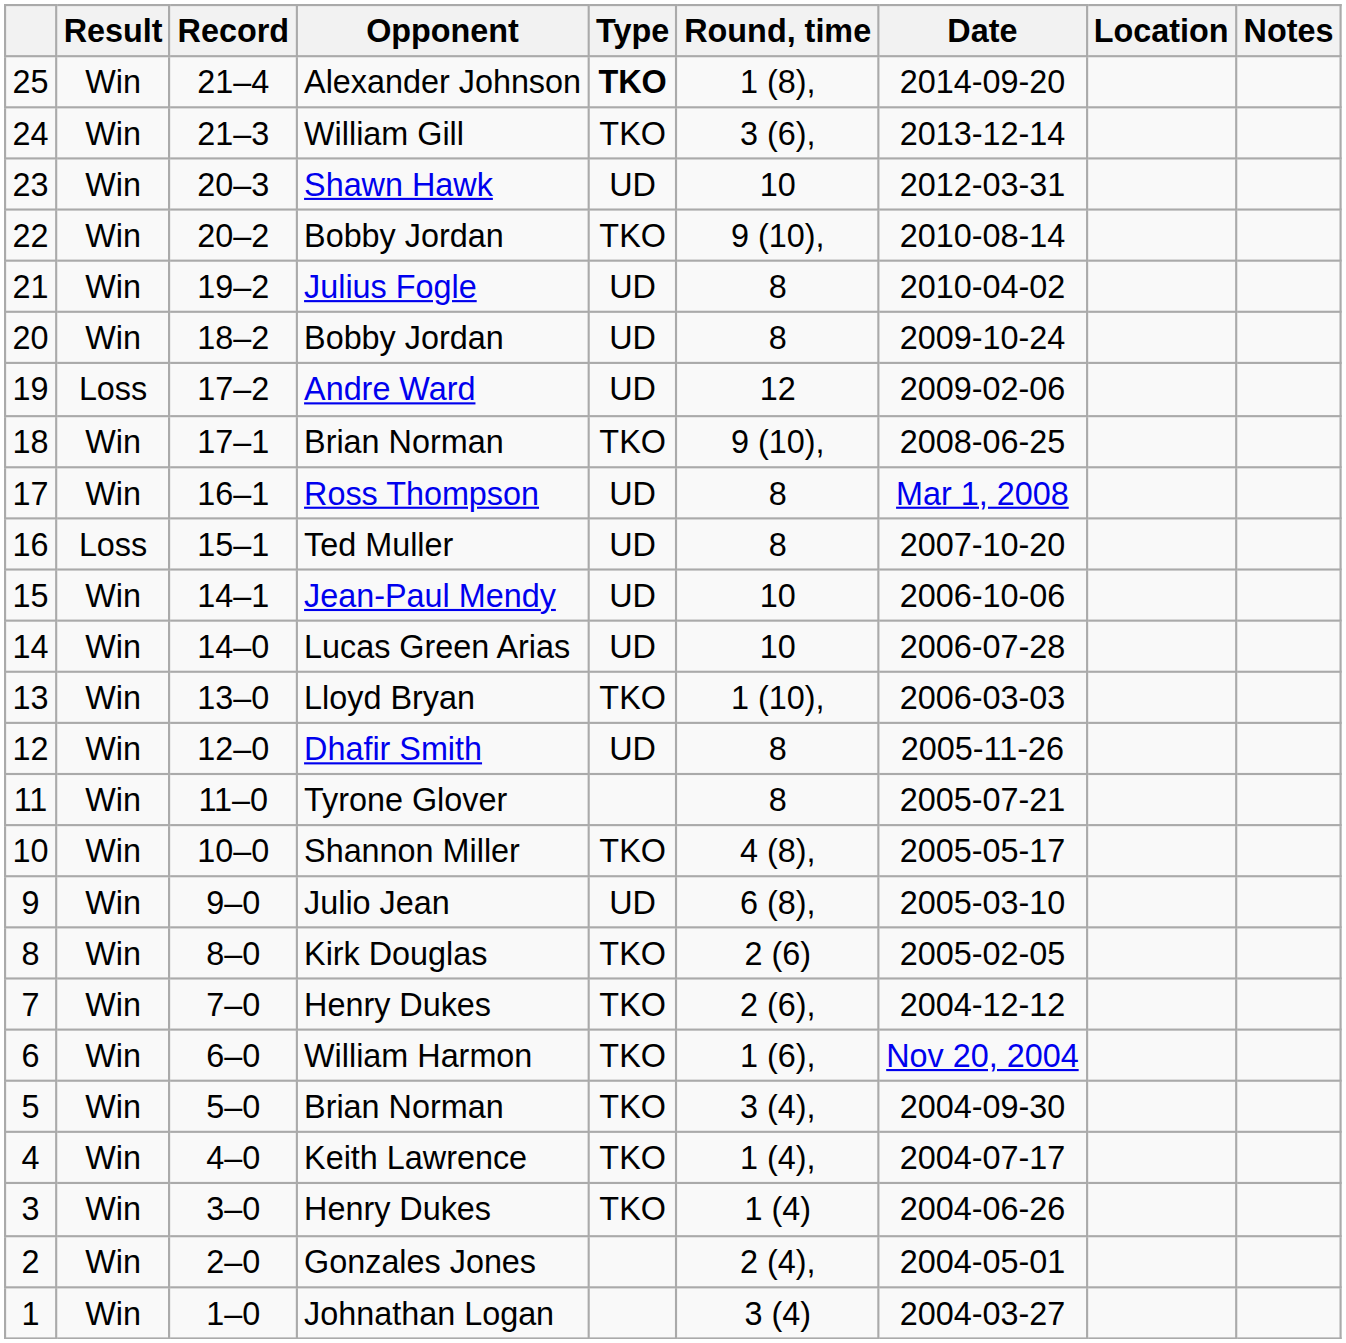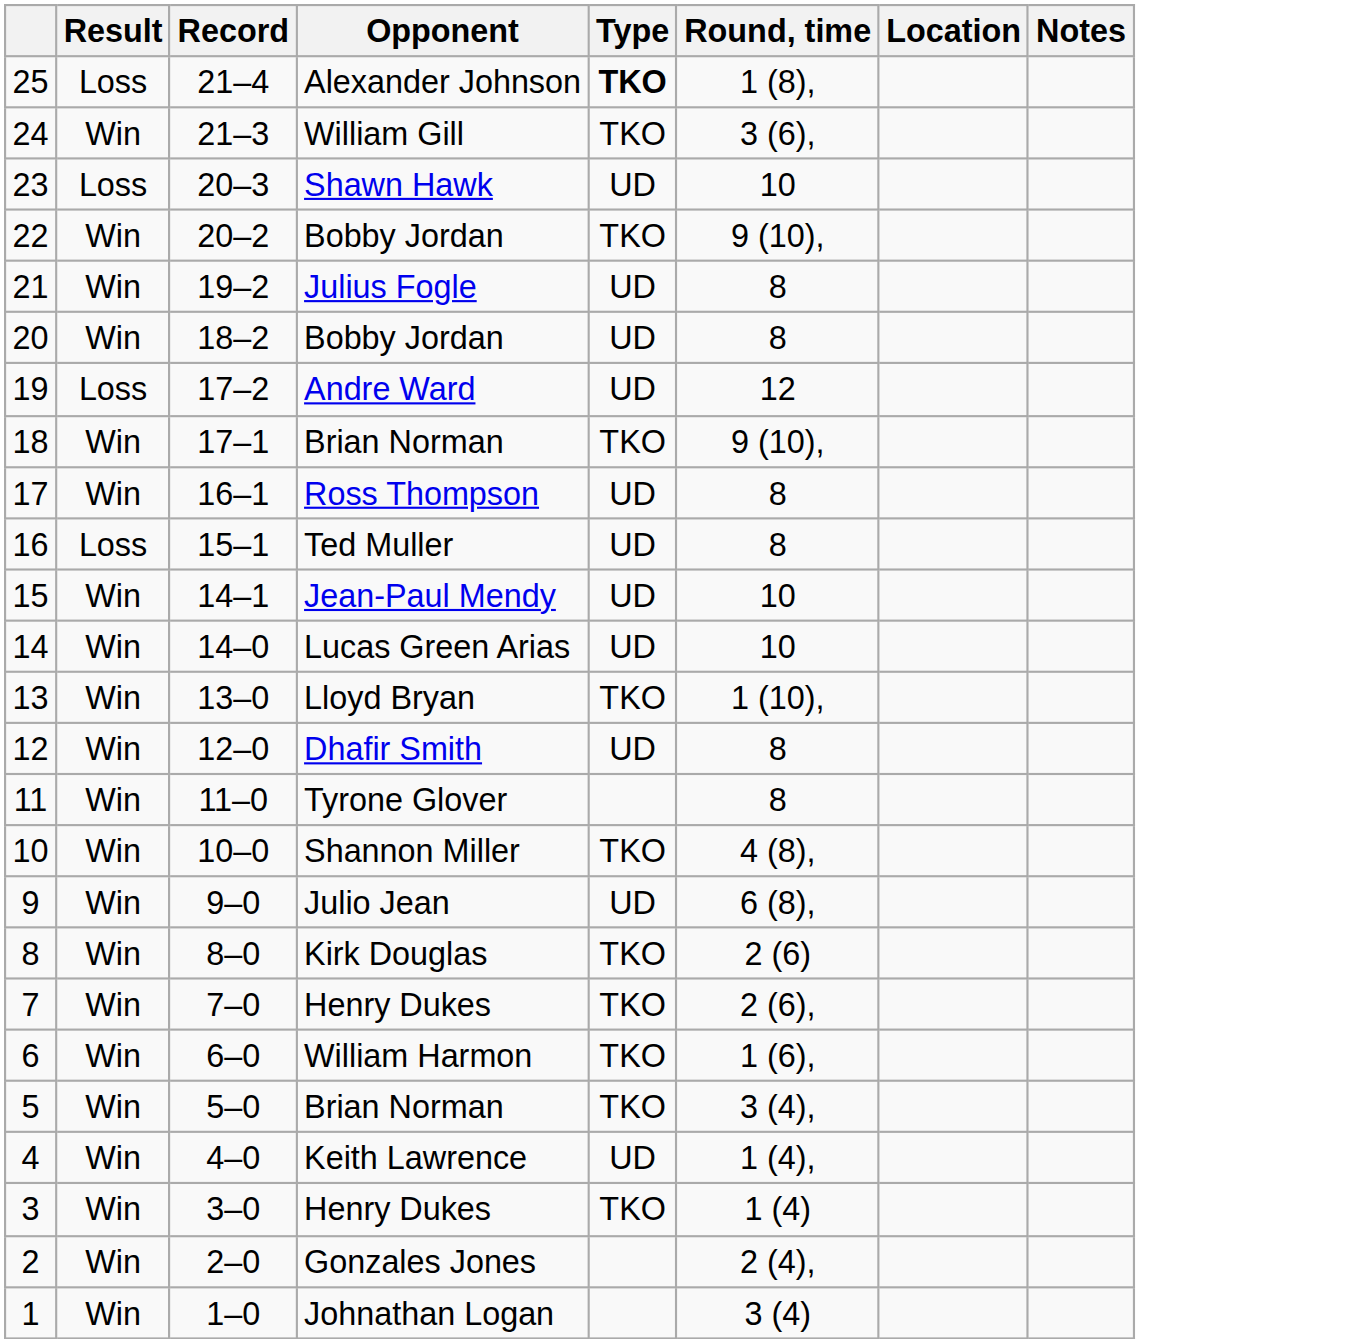- column: (982, 31)
(113, 82) Win -> (113, 82) Loss
(113, 185) Win -> (113, 185) Loss
(633, 1158) TKO -> (633, 1158) UD
